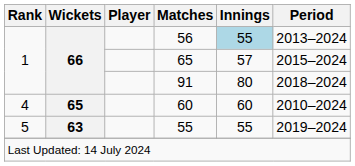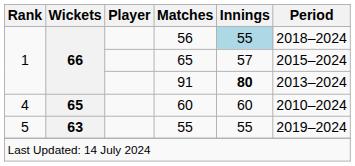(312, 37) 2013–2024 -> (312, 37) 2018–2024
(245, 82) normal -> (245, 82) bold
(312, 82) 2018–2024 -> (312, 82) 2013–2024
